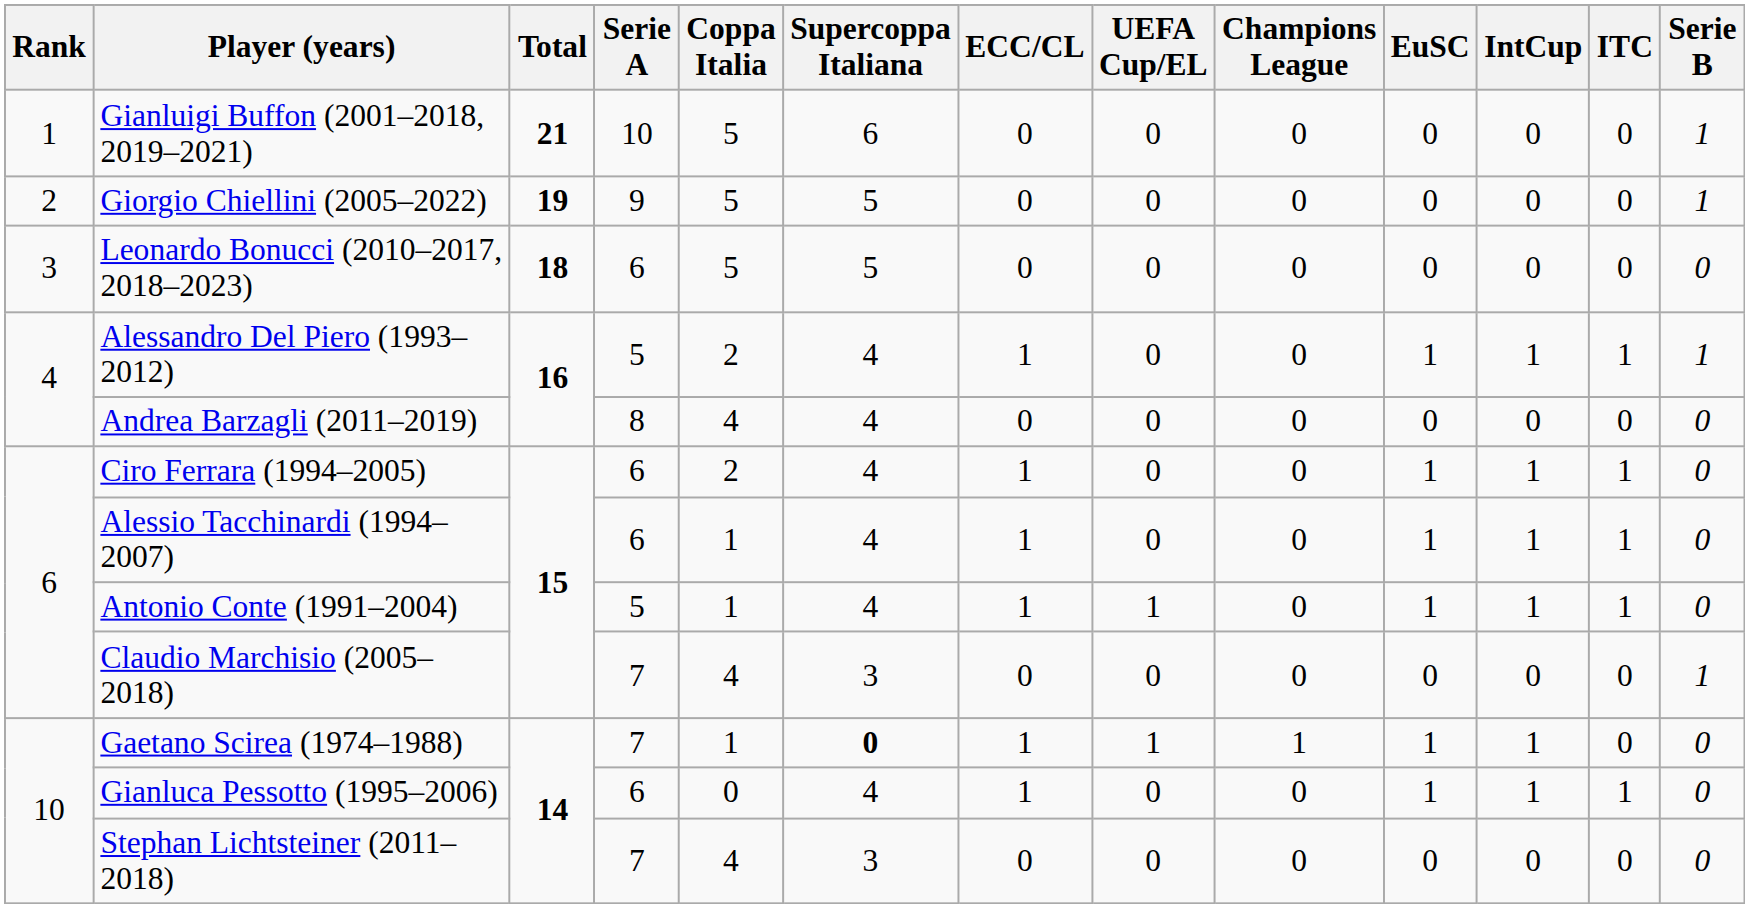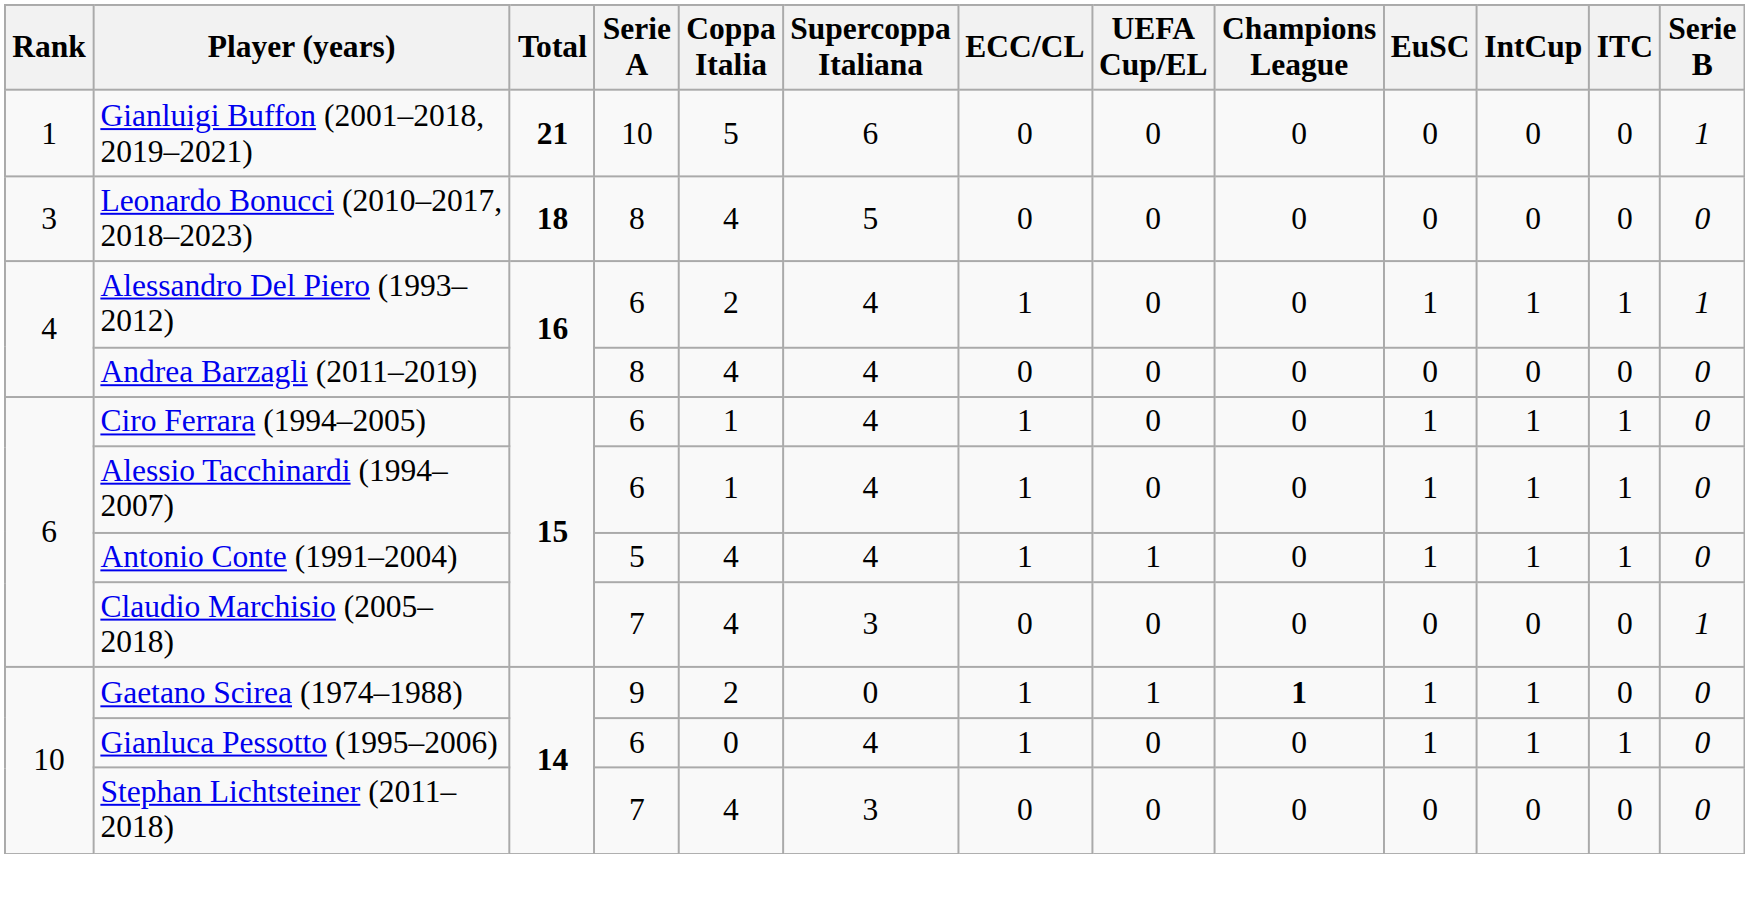- row: (294, 200)
(637, 268) 6 -> (637, 218) 8
(731, 268) 5 -> (731, 218) 4
(637, 353) 5 -> (637, 303) 6
(731, 471) 2 -> (731, 421) 1
(731, 606) 1 -> (731, 556) 4
(637, 742) 7 -> (637, 692) 9
(731, 742) 1 -> (731, 692) 2
(870, 742) bold -> (870, 692) normal
(1299, 742) normal -> (1299, 692) bold
